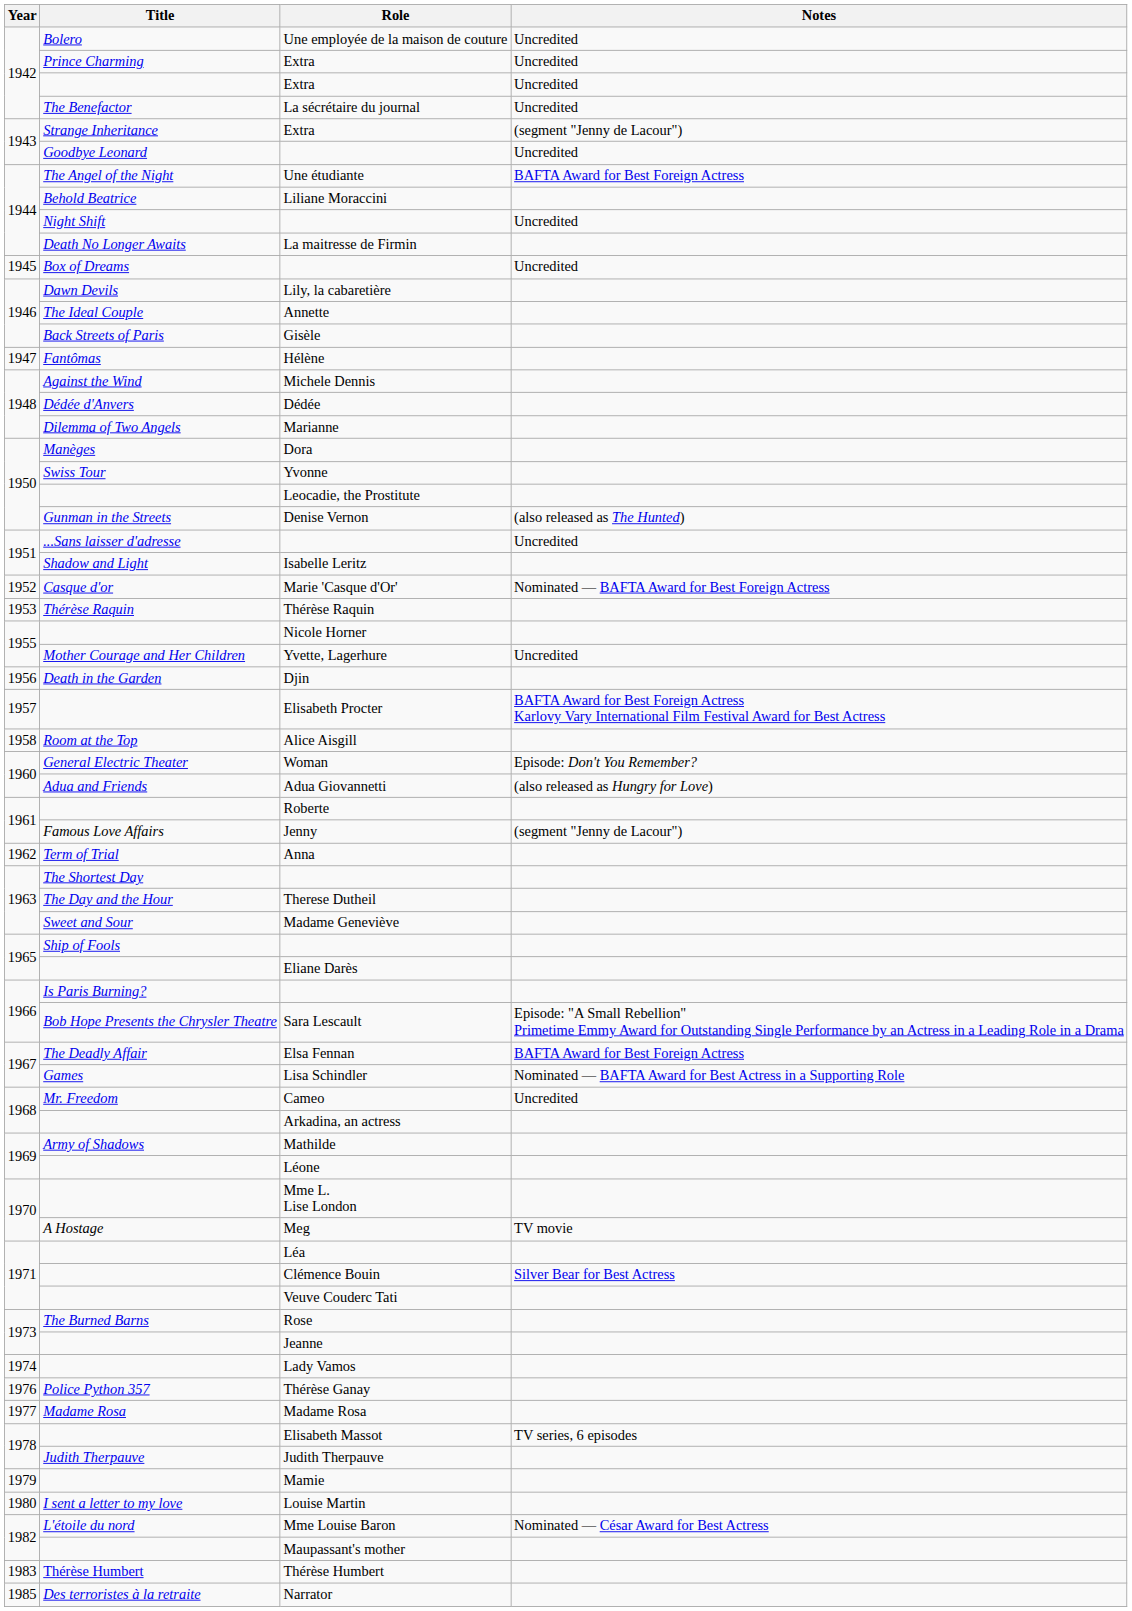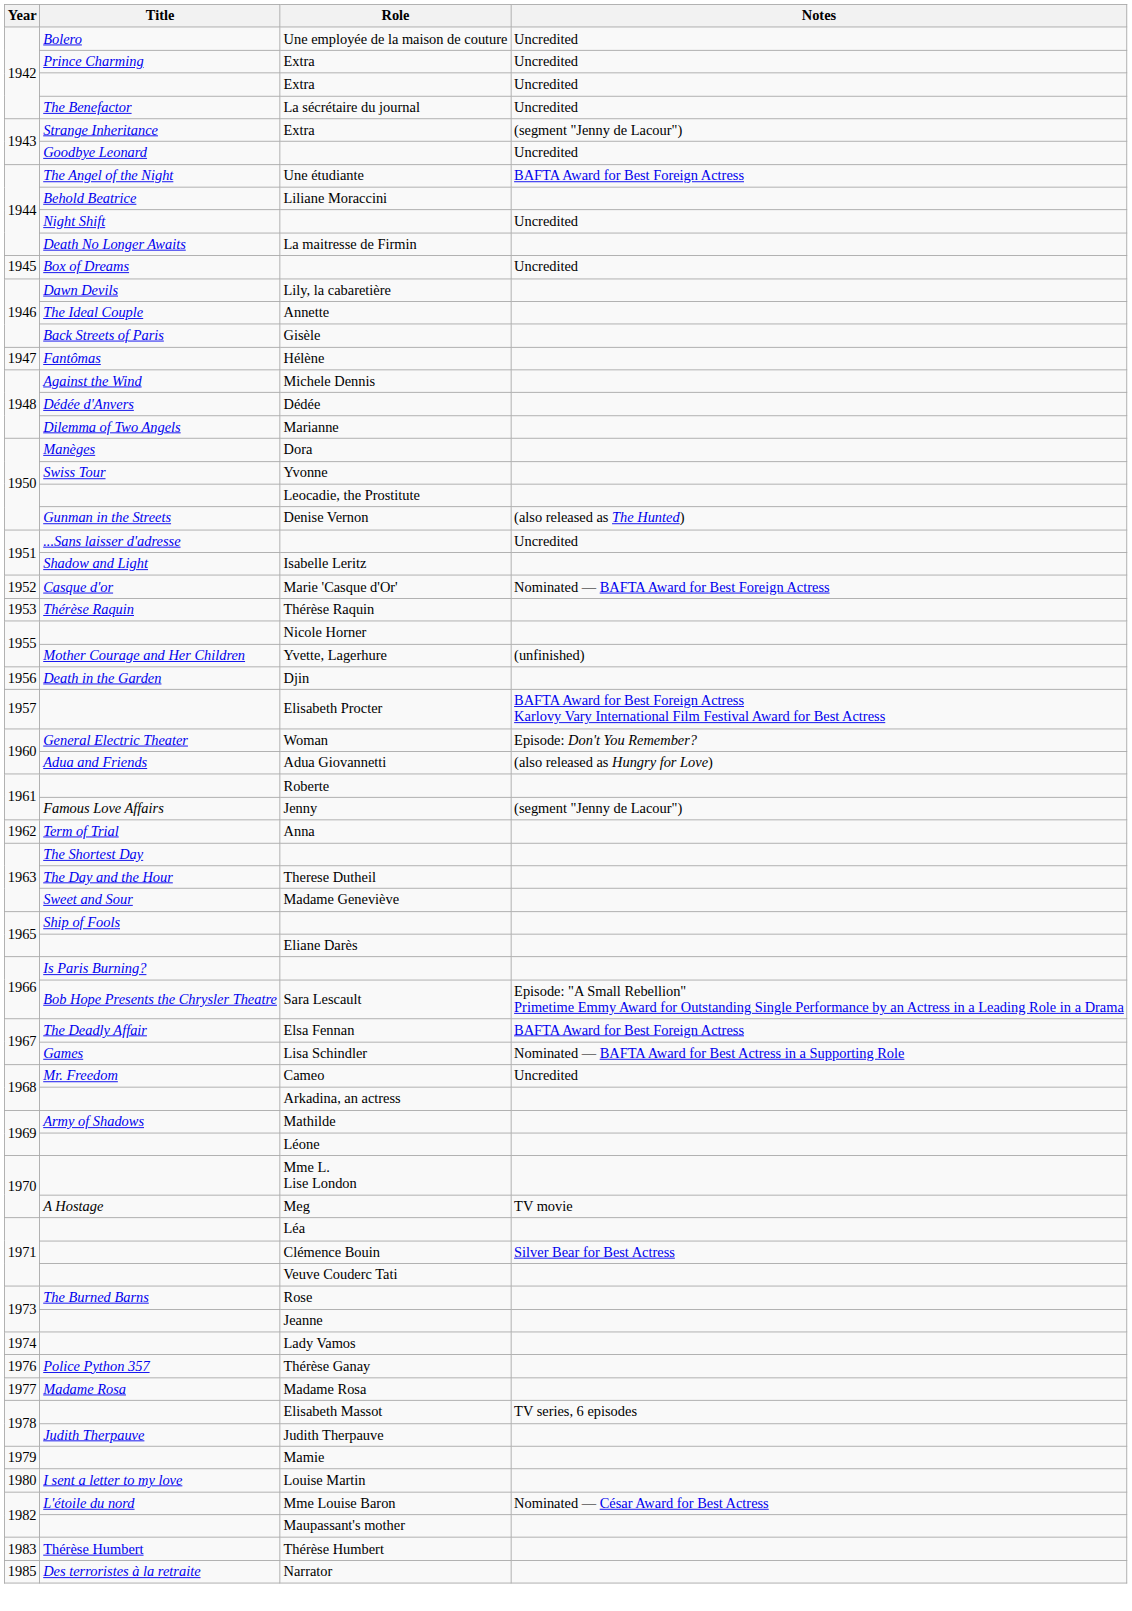(546, 655) Uncredited -> (549, 655) (unfinished)
- row: (90, 740)
